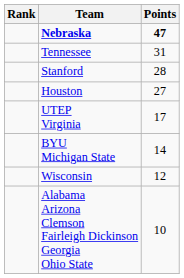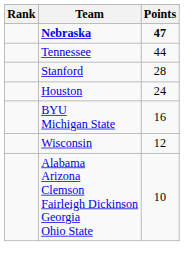(160, 52) 31 -> (160, 52) 44
(160, 91) 27 -> (160, 91) 24
- row: (61, 117)
(160, 150) 14 -> (160, 117) 16
